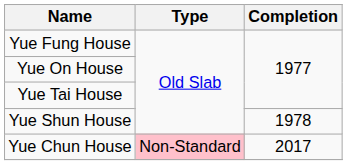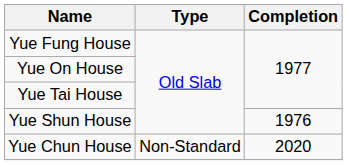(293, 120) 1978 -> (293, 120) 1976
(190, 146) pink background -> (190, 146) no background
(293, 146) 2017 -> (293, 146) 2020
